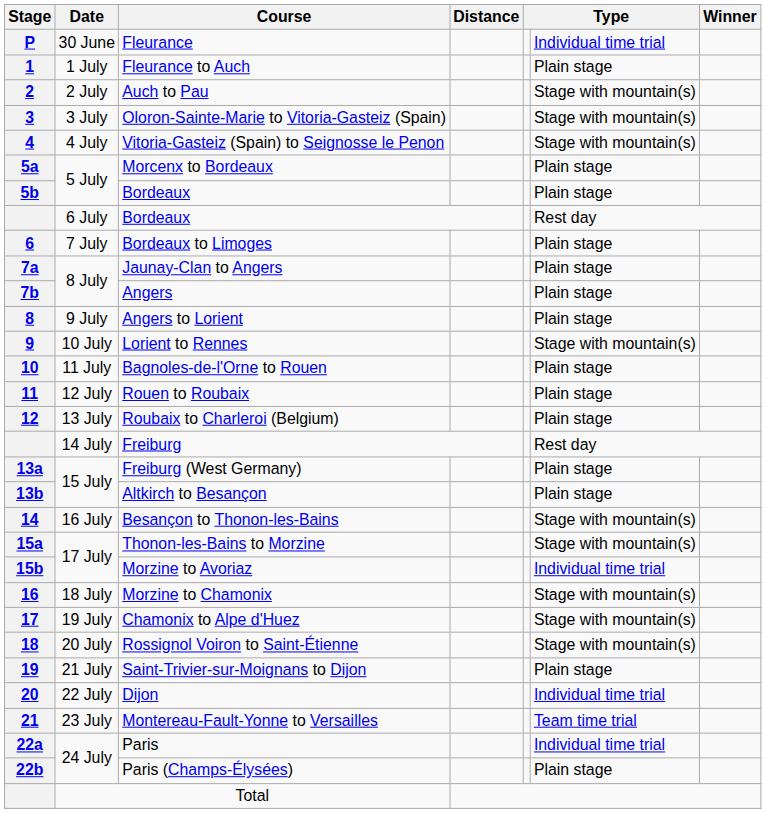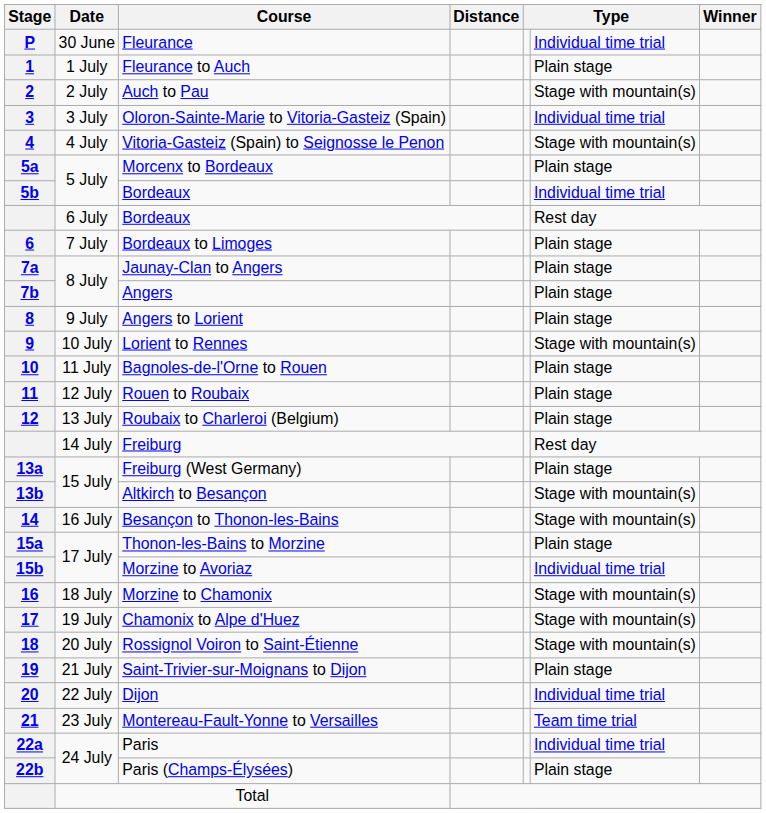(615, 117) Stage with mountain(s) -> (599, 117) Individual time trial
(573, 192) Plain stage -> (599, 192) Individual time trial
(573, 494) Plain stage -> (615, 494) Stage with mountain(s)
(615, 544) Stage with mountain(s) -> (573, 544) Plain stage
